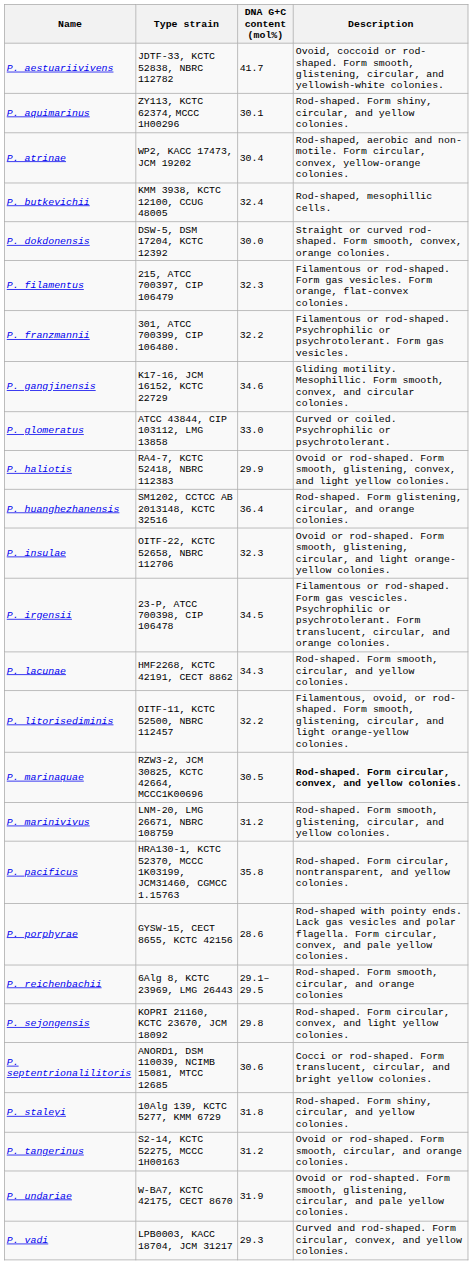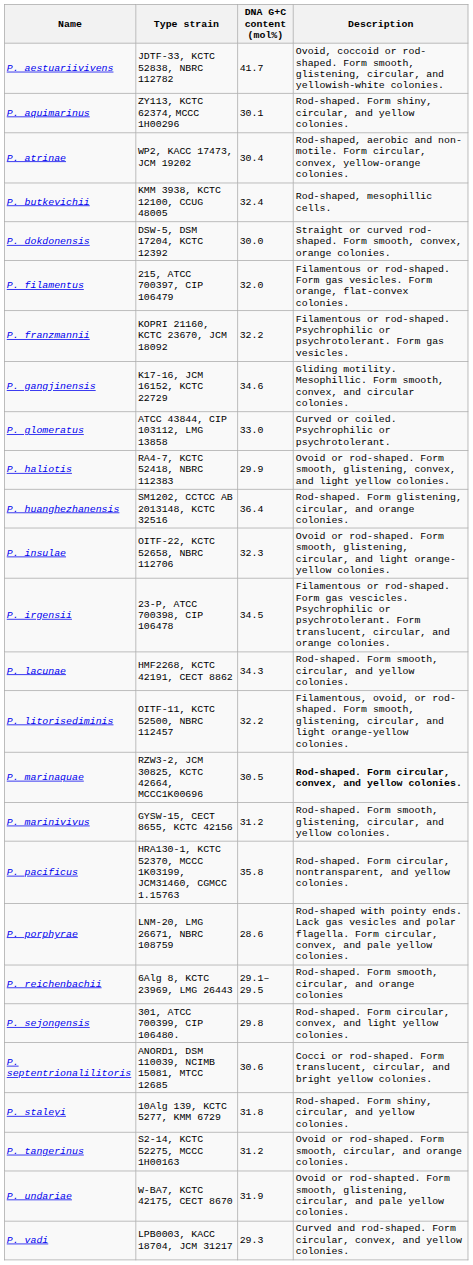(252, 286) 32.3 -> (252, 286) 32.0
(171, 336) 301, ATCC 700399, CIP 106480. -> (182, 336) KOPRI 21160, KCTC 23670, JCM 18092
(171, 822) LNM-20, LMG 26671, NBRC 108759 -> (185, 822) GYSW-15, CECT 8655, KCTC 42156
(185, 934) GYSW-15, CECT 8655, KCTC 42156 -> (171, 934) LNM-20, LMG 26671, NBRC 108759
(182, 1023) KOPRI 21160, KCTC 23670, JCM 18092 -> (171, 1023) 301, ATCC 700399, CIP 106480.
